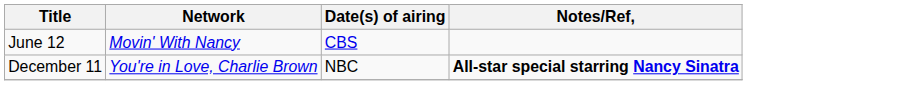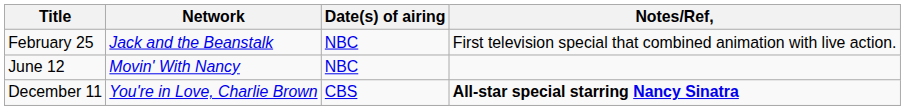+ row: (51, 42)
(341, 42) CBS -> (342, 67) NBC
(342, 67) NBC -> (341, 92) CBS
